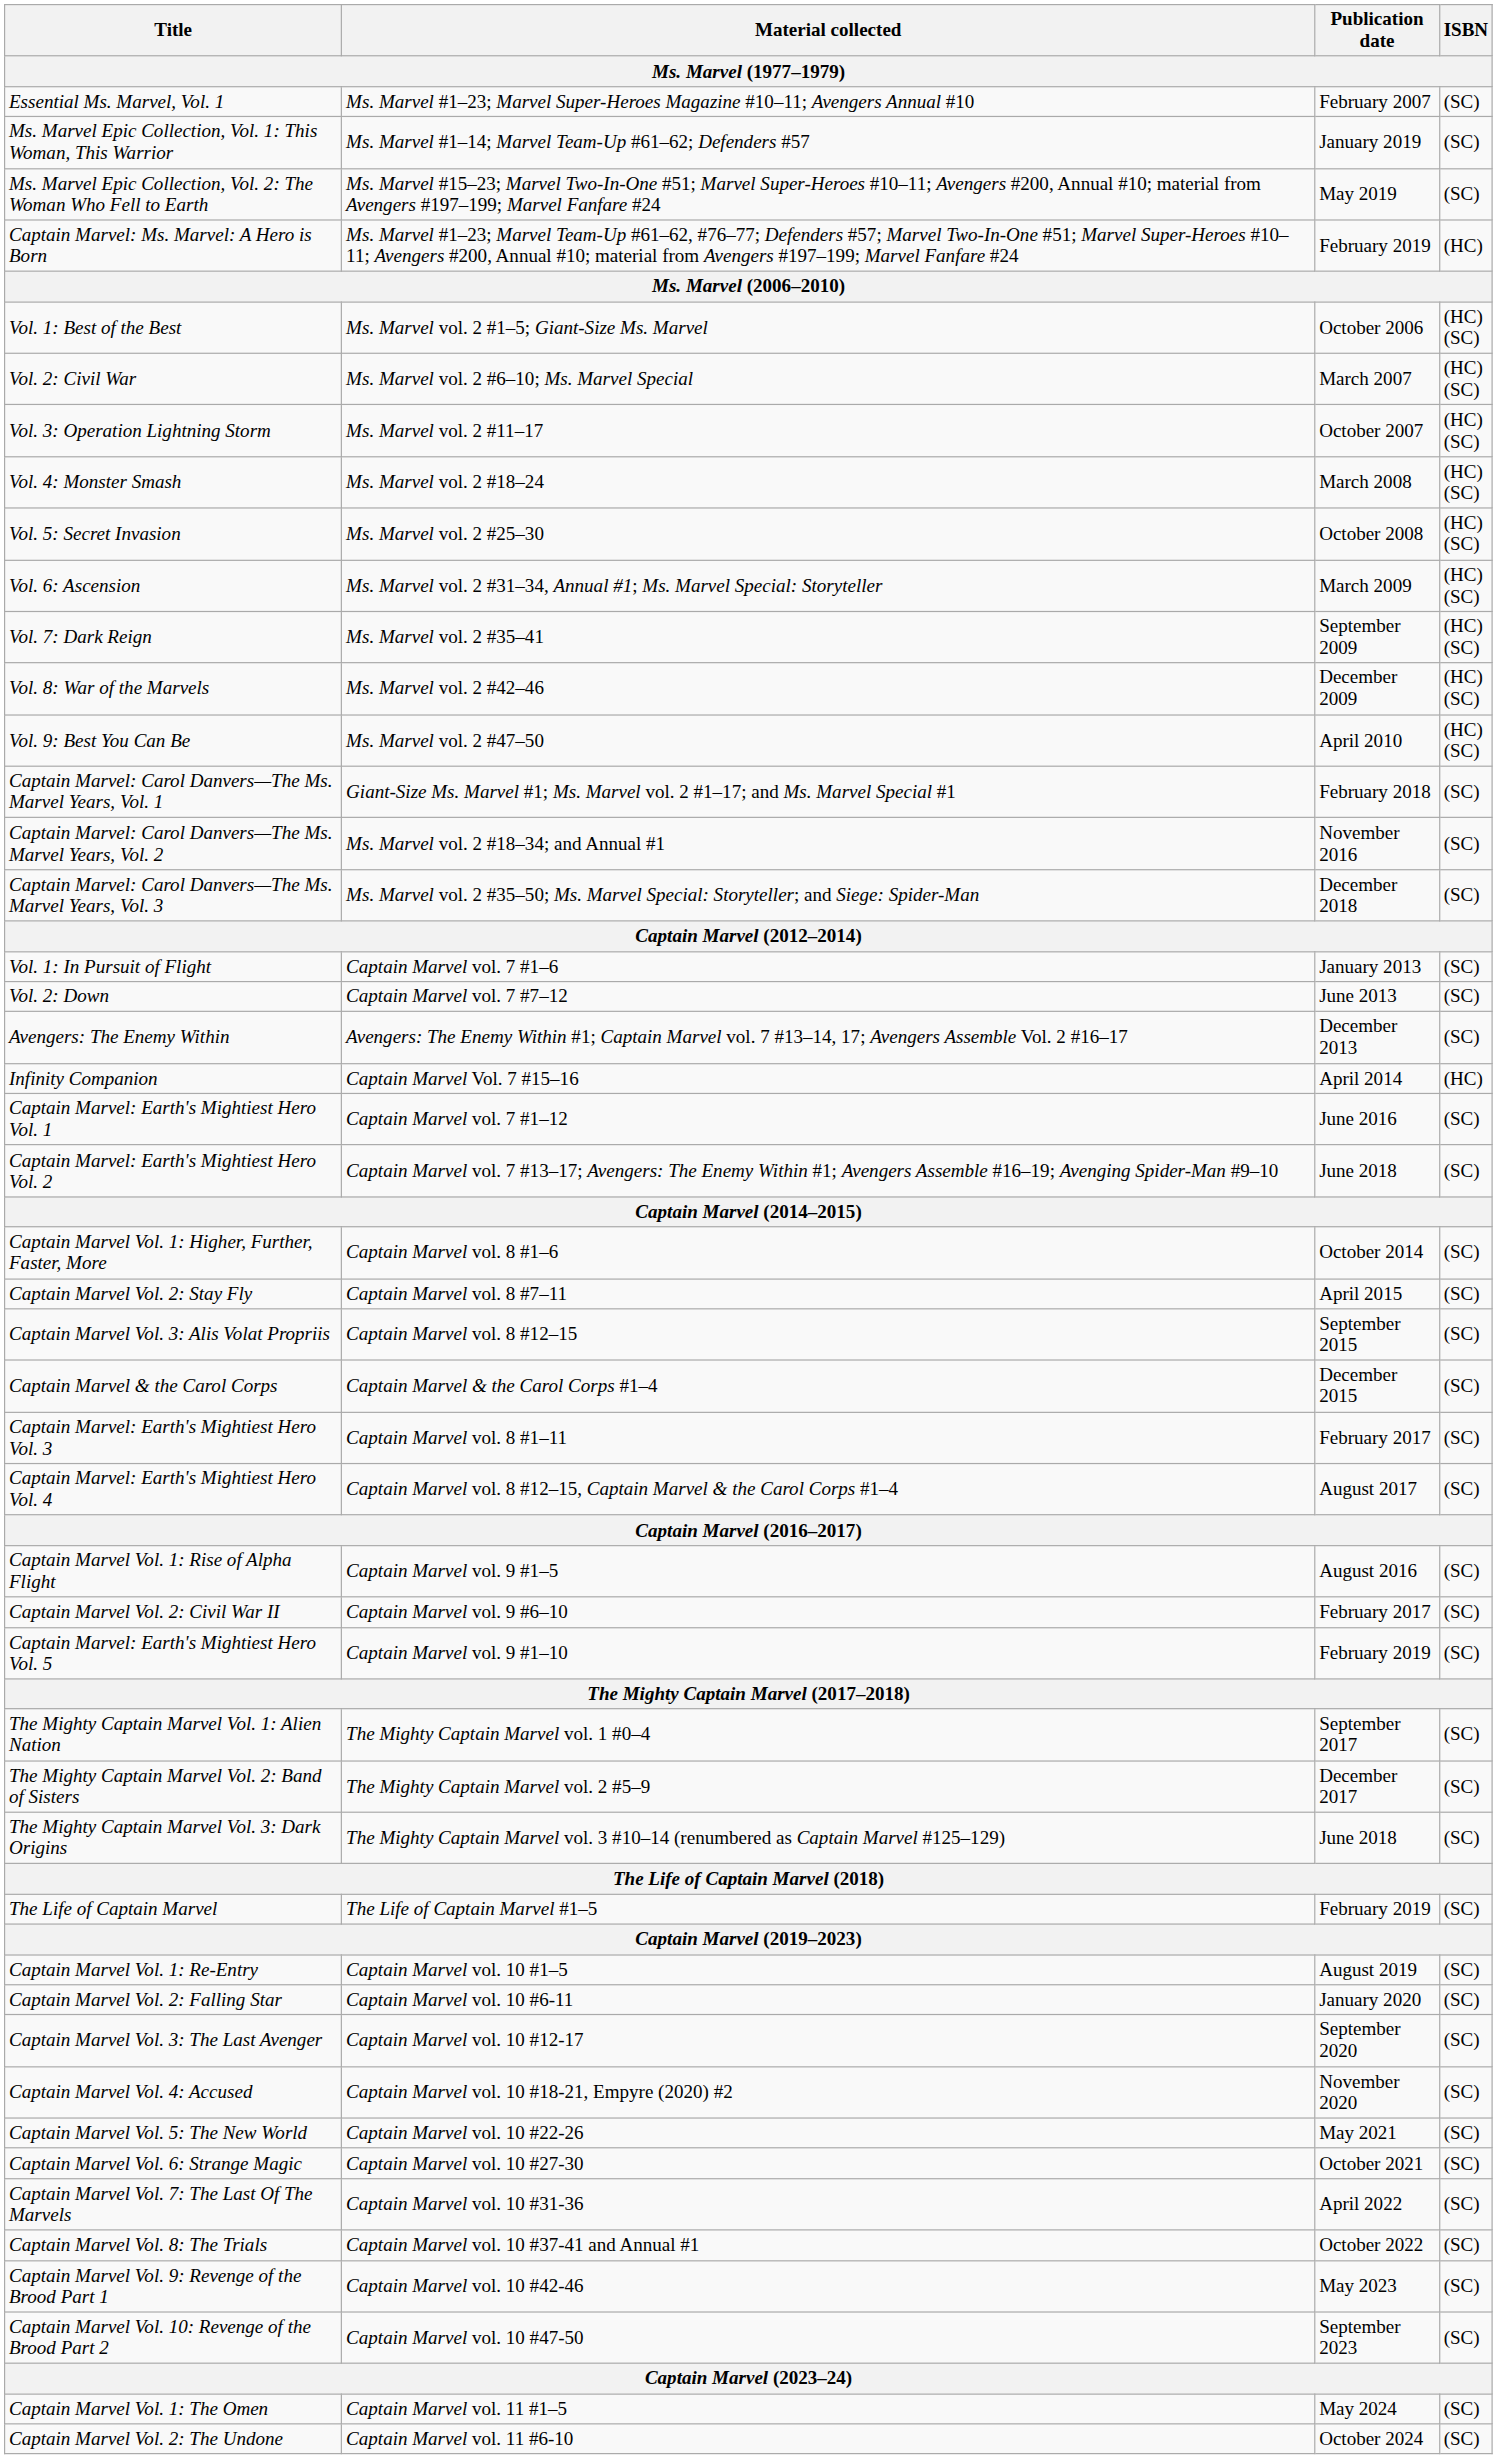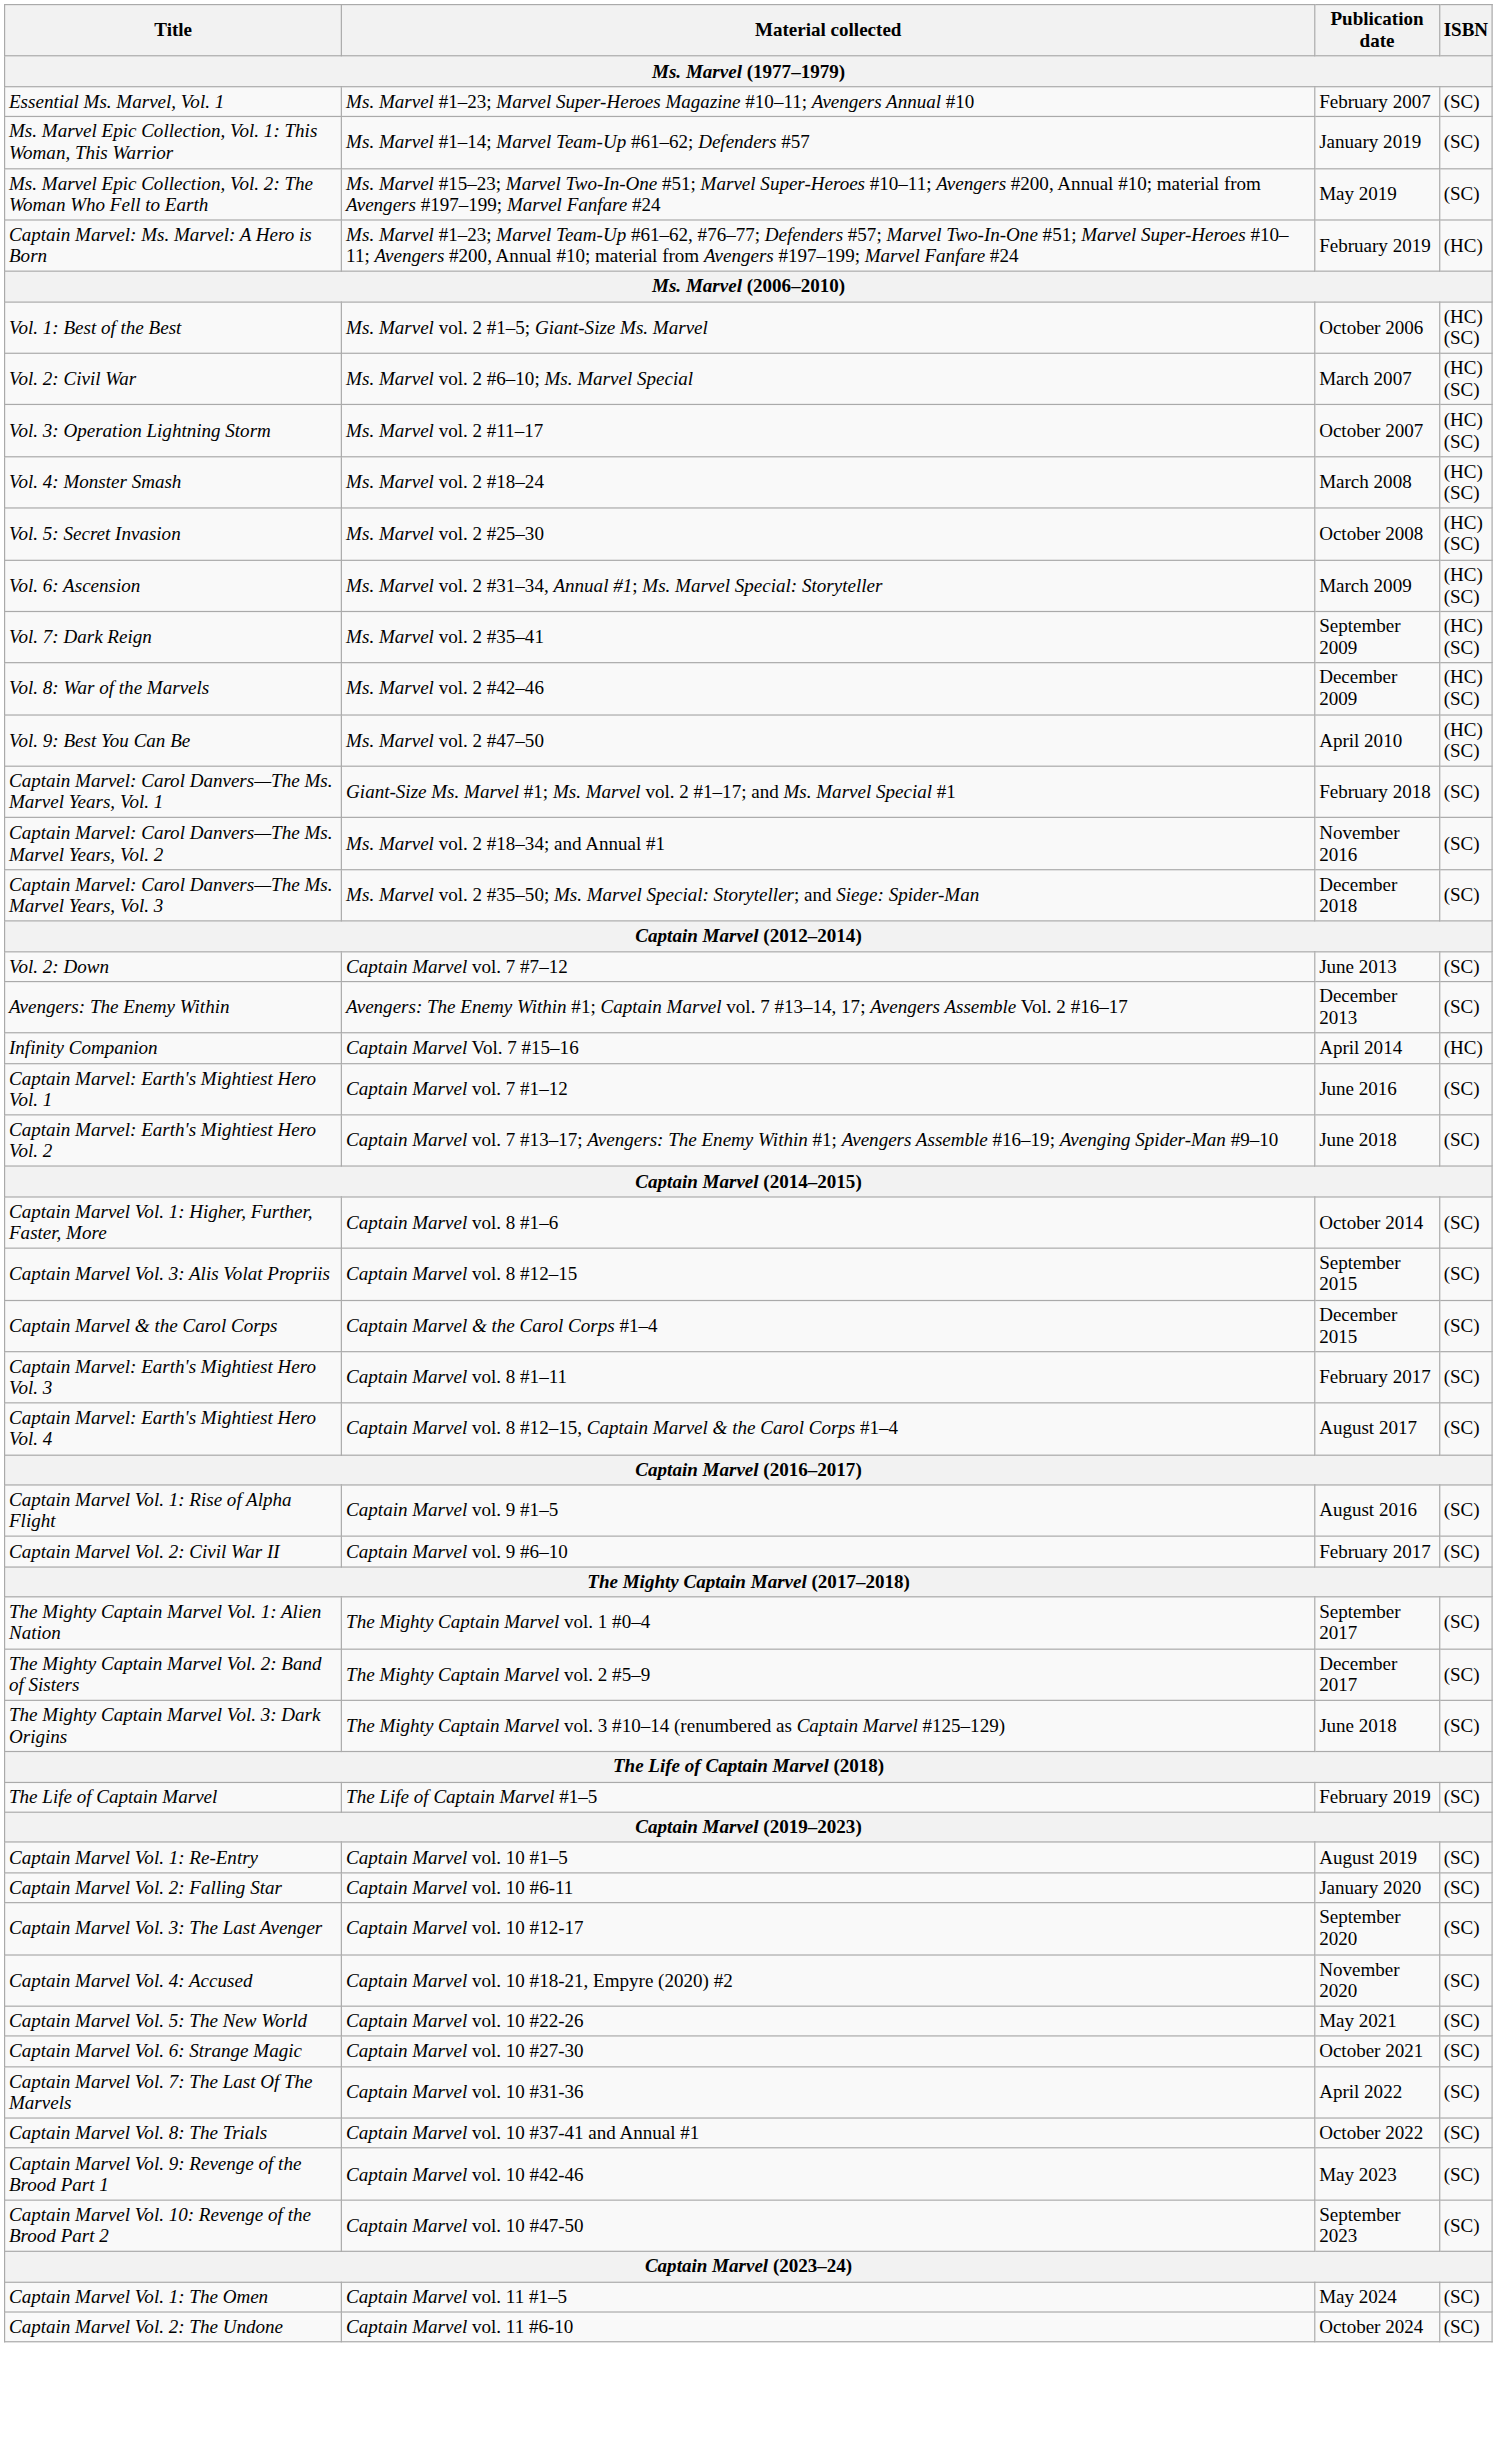- row: (110, 966)
- row: (131, 1293)
- row: (162, 1652)
